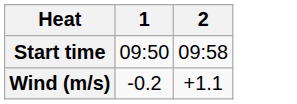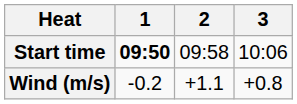+ column: (263, 20)
(144, 51) normal -> (145, 51) bold
